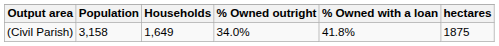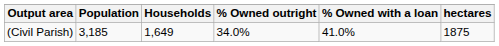(93, 32) 3,158 -> (93, 32) 3,185
(338, 32) 41.8% -> (338, 32) 41.0%
